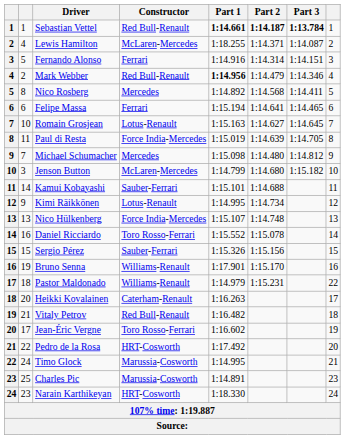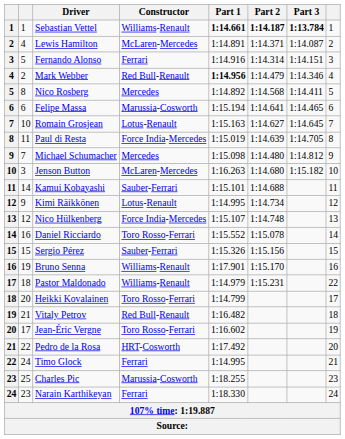(155, 27) Red Bull-Renault -> (156, 27) Williams-Renault
(228, 43) 1:18.255 -> (228, 43) 1:14.891
(135, 107) Ferrari -> (159, 107) Marussia-Cosworth
(228, 171) 1:14.799 -> (228, 171) 1:16.263
(26, 219) 13 -> (26, 219) 12
(157, 298) Caterham-Renault -> (158, 298) Toro Rosso-Ferrari
(228, 298) 1:16.263 -> (228, 298) 1:14.799
(159, 362) Marussia-Cosworth -> (135, 362) Ferrari
(228, 378) 1:14.891 -> (228, 378) 1:18.255
(151, 394) HRT-Cosworth -> (135, 394) Ferrari
